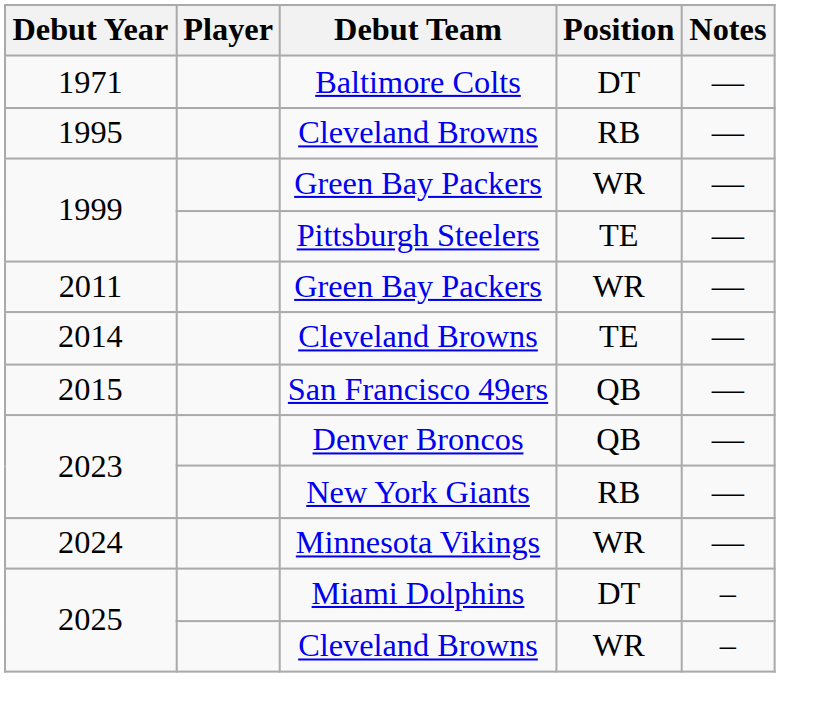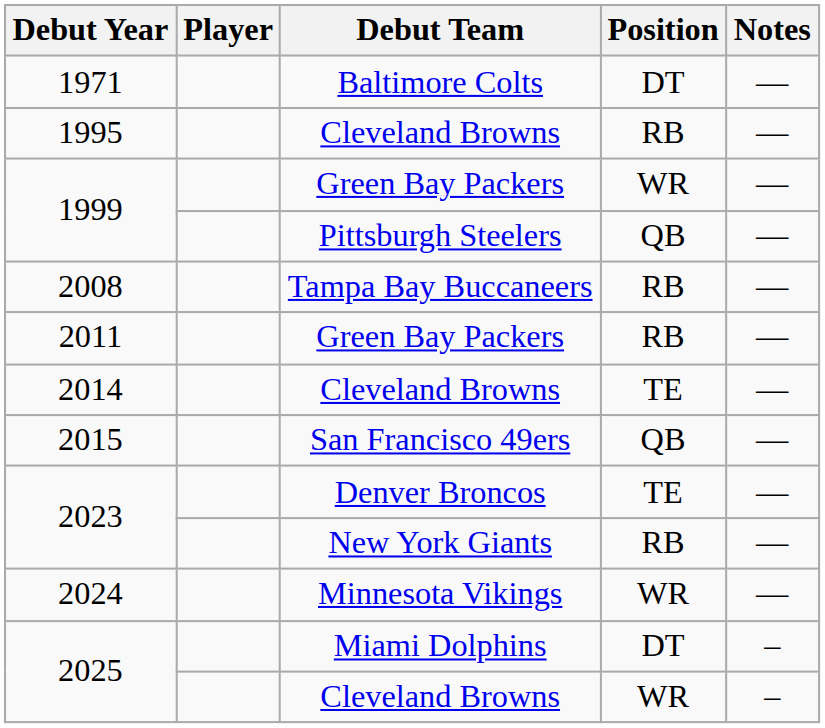(619, 235) TE -> (663, 235) QB
+ row: (90, 286)
(619, 286) WR -> (663, 337) RB
(619, 440) QB -> (663, 491) TE
